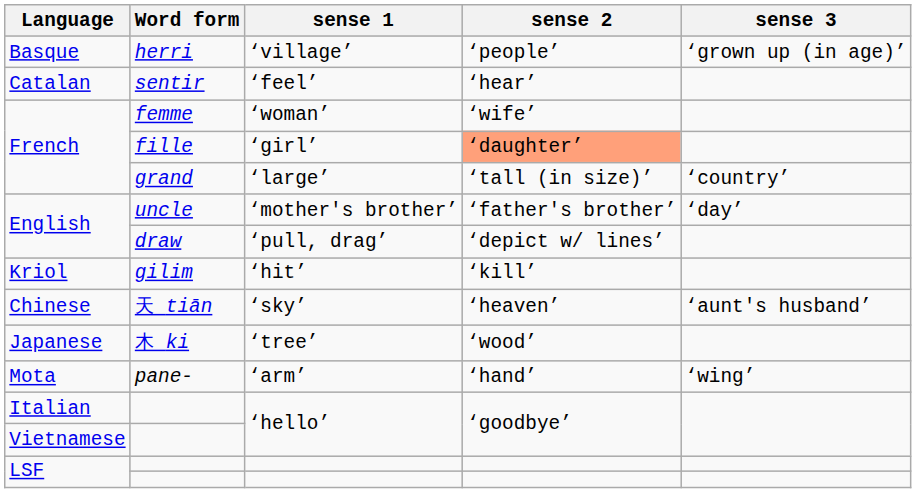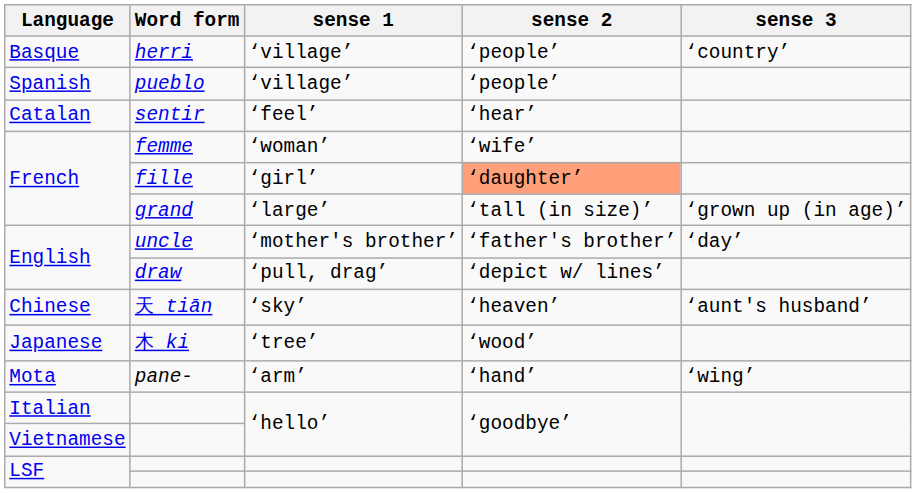(796, 52) ‘grown up (in age)’ -> (738, 52) ‘country’
+ row: (50, 84)
(738, 178) ‘country’ -> (796, 210) ‘grown up (in age)’
- row: (38, 273)
